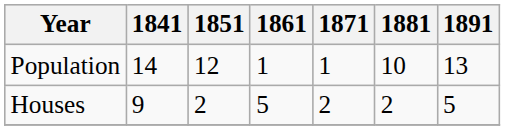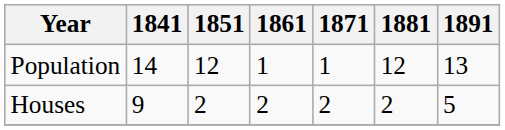(393, 64) 10 -> (393, 64) 12
(263, 104) 5 -> (263, 104) 2
